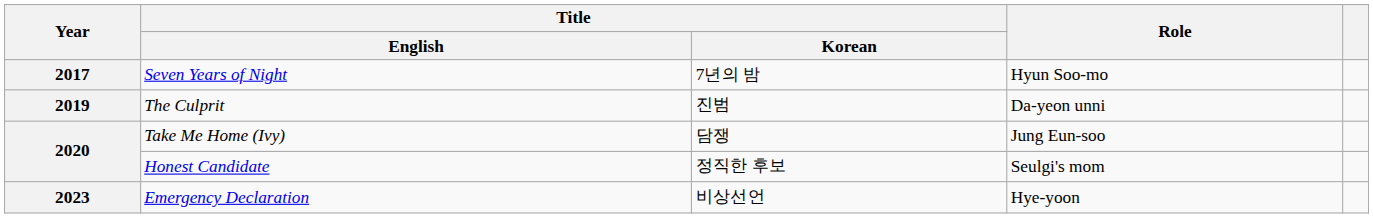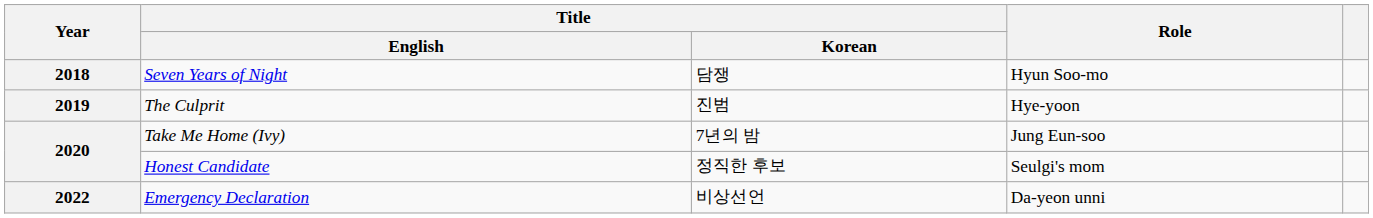(72, 74) 2017 -> (72, 74) 2018
(728, 74) 7년의 밤 -> (713, 74) 담쟁
(1058, 105) Da-yeon unni -> (1045, 105) Hye-yoon
(713, 135) 담쟁 -> (728, 135) 7년의 밤
(72, 197) 2023 -> (72, 197) 2022
(1045, 197) Hye-yoon -> (1058, 197) Da-yeon unni
